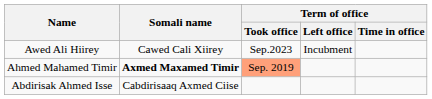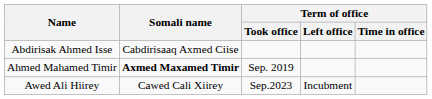rows swapped: (62, 85) <-> (62, 49)
(271, 67) lightsalmon background -> (271, 67) no background
